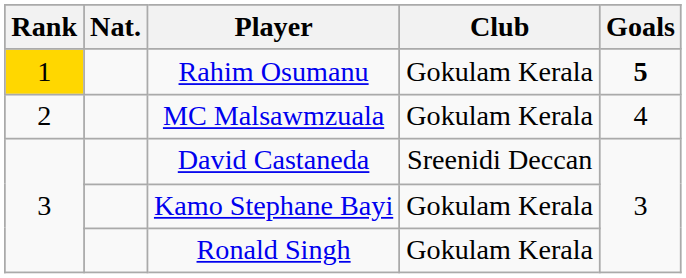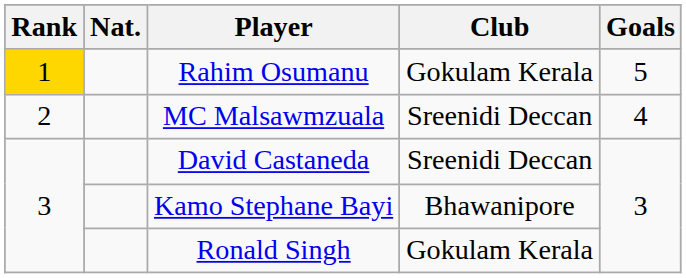(641, 71) bold -> (641, 71) normal
(500, 116) Gokulam Kerala -> (500, 116) Sreenidi Deccan
(500, 205) Gokulam Kerala -> (500, 205) Bhawanipore
